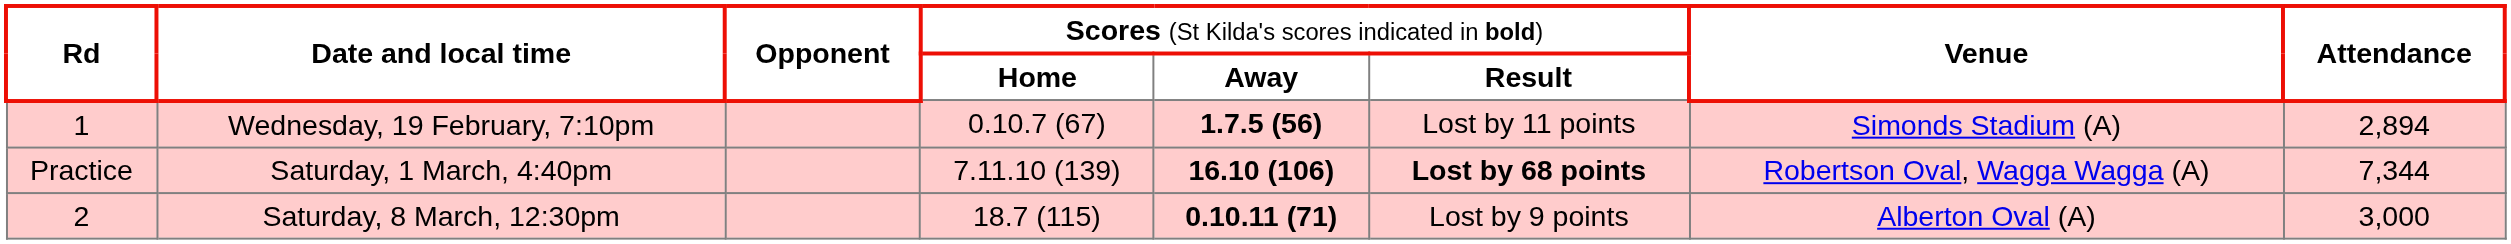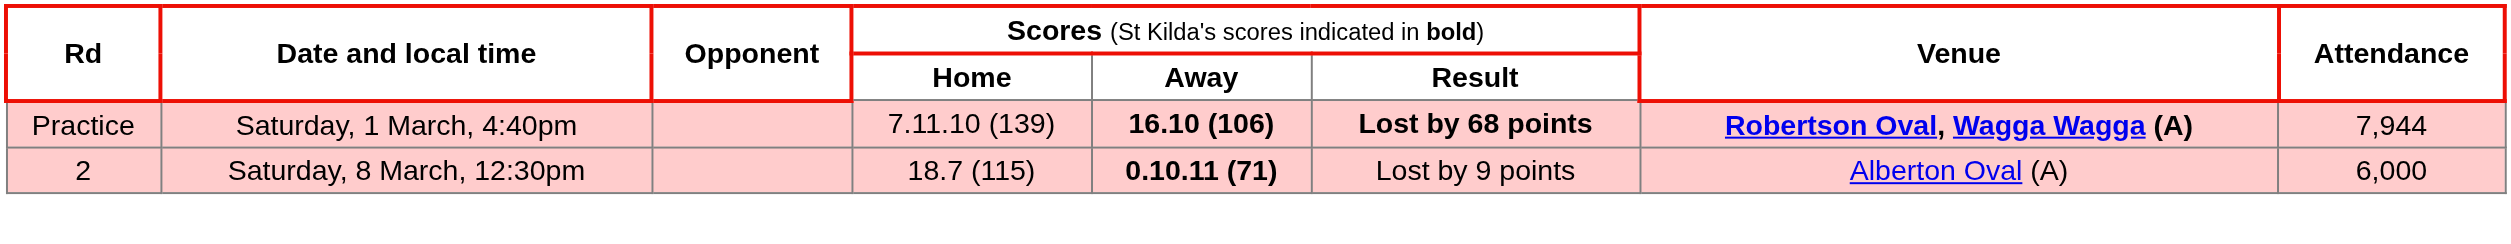- row: (441, 124)
(1986, 169) normal -> (1959, 124) bold
(2394, 169) 7,344 -> (2391, 124) 7,944
(2394, 215) 3,000 -> (2391, 169) 6,000
